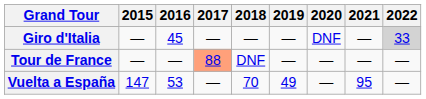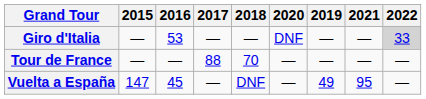columns swapped: (289, 15) <-> (326, 15)
(175, 37) 45 -> (175, 37) 53
(213, 60) lightsalmon background -> (213, 60) no background
(251, 60) DNF -> (251, 60) 70
(175, 82) 53 -> (175, 82) 45
(251, 82) 70 -> (251, 82) DNF
